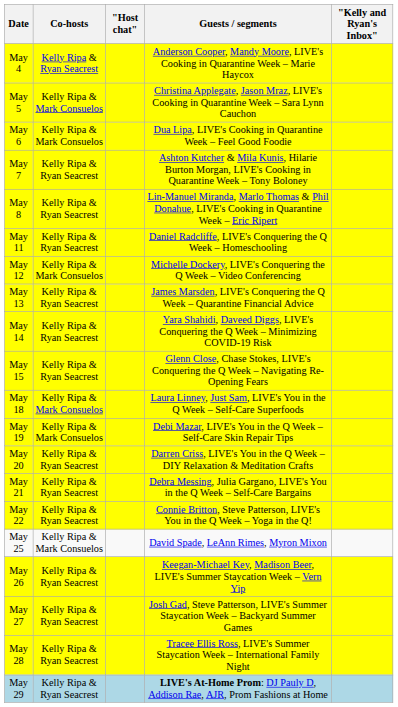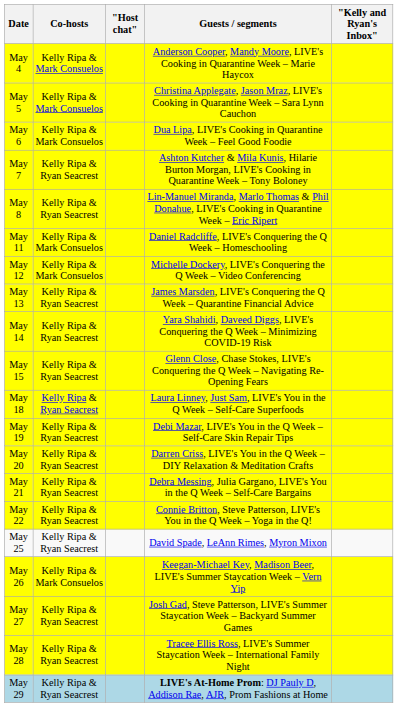(69, 63) Kelly Ripa & Ryan Seacrest -> (69, 63) Kelly Ripa & Mark Consuelos
(69, 242) Kelly Ripa & Ryan Seacrest -> (69, 242) Kelly Ripa & Mark Consuelos
(69, 404) Kelly Ripa & Mark Consuelos -> (69, 404) Kelly Ripa & Ryan Seacrest
(69, 432) Kelly Ripa & Mark Consuelos -> (69, 432) Kelly Ripa & Ryan Seacrest
(69, 543) Kelly Ripa & Mark Consuelos -> (69, 543) Kelly Ripa & Ryan Seacrest
(69, 576) Kelly Ripa & Ryan Seacrest -> (69, 576) Kelly Ripa & Mark Consuelos
